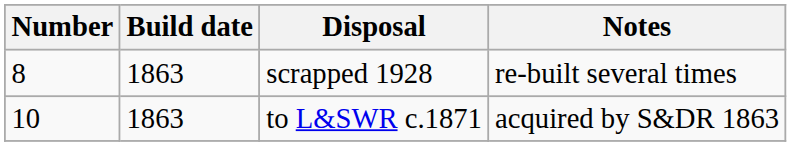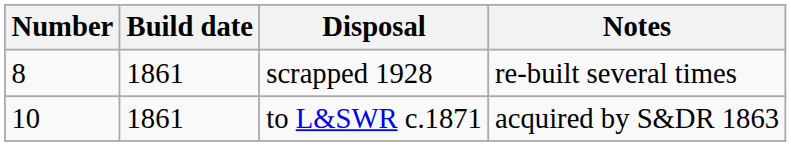(155, 72) 1863 -> (155, 72) 1861
(155, 118) 1863 -> (155, 118) 1861
